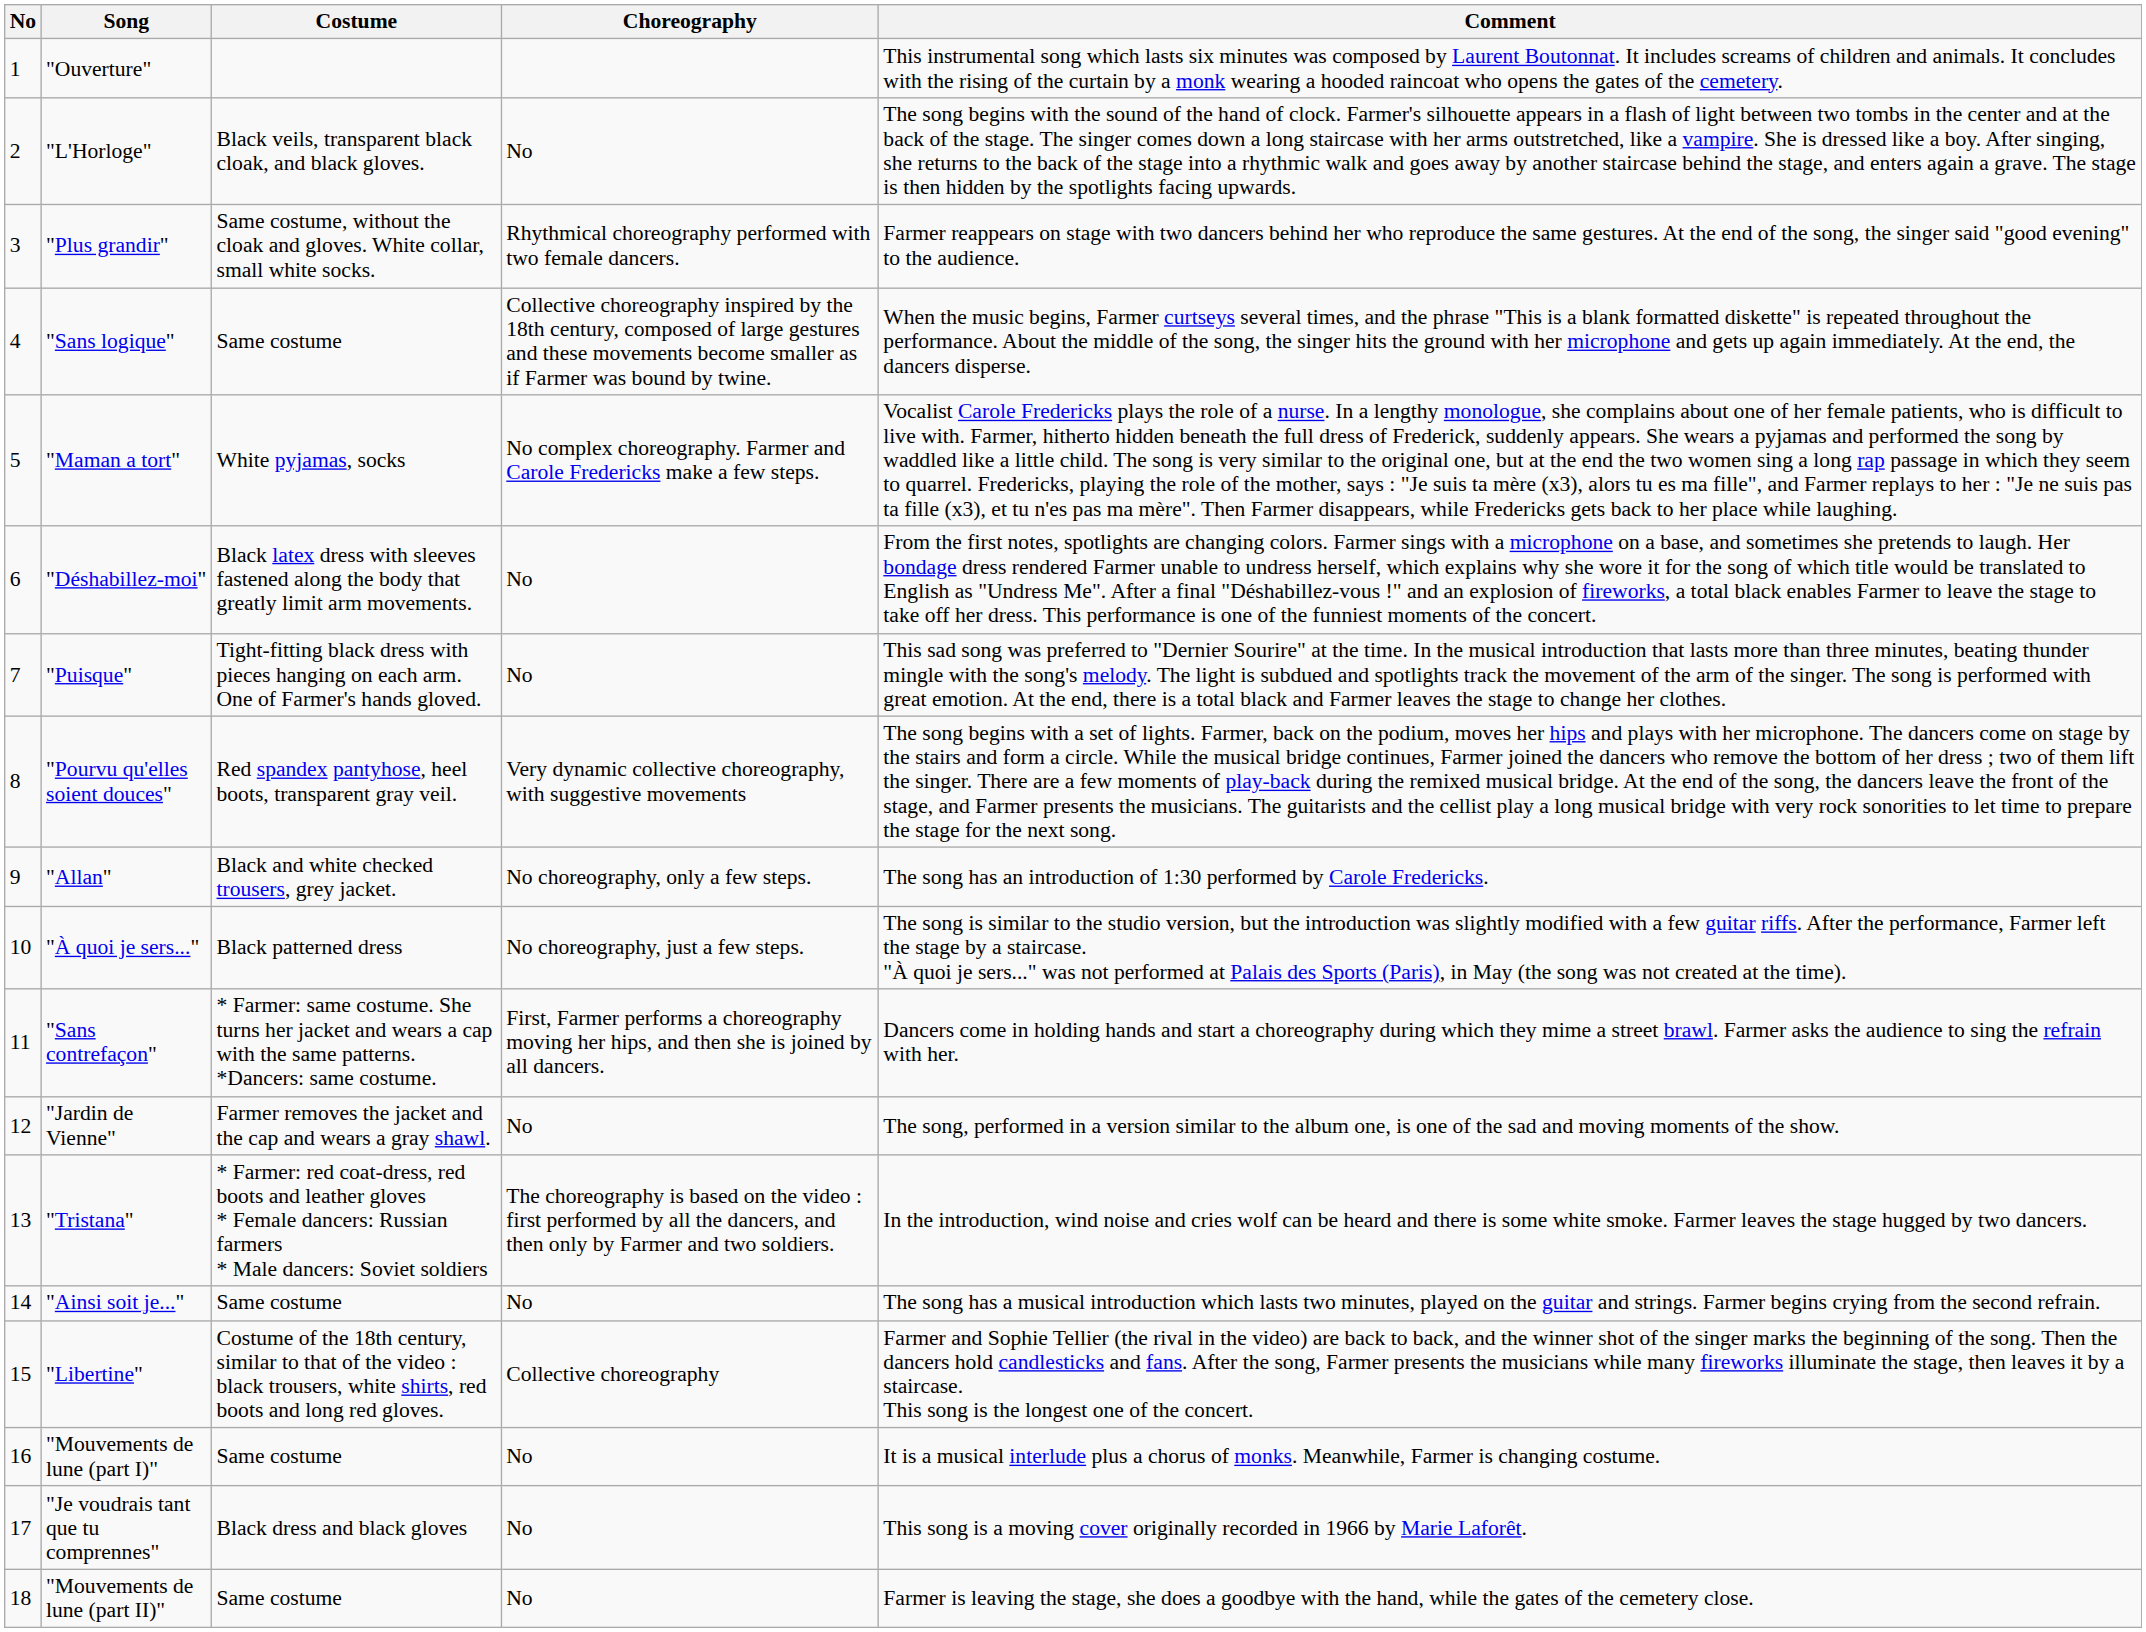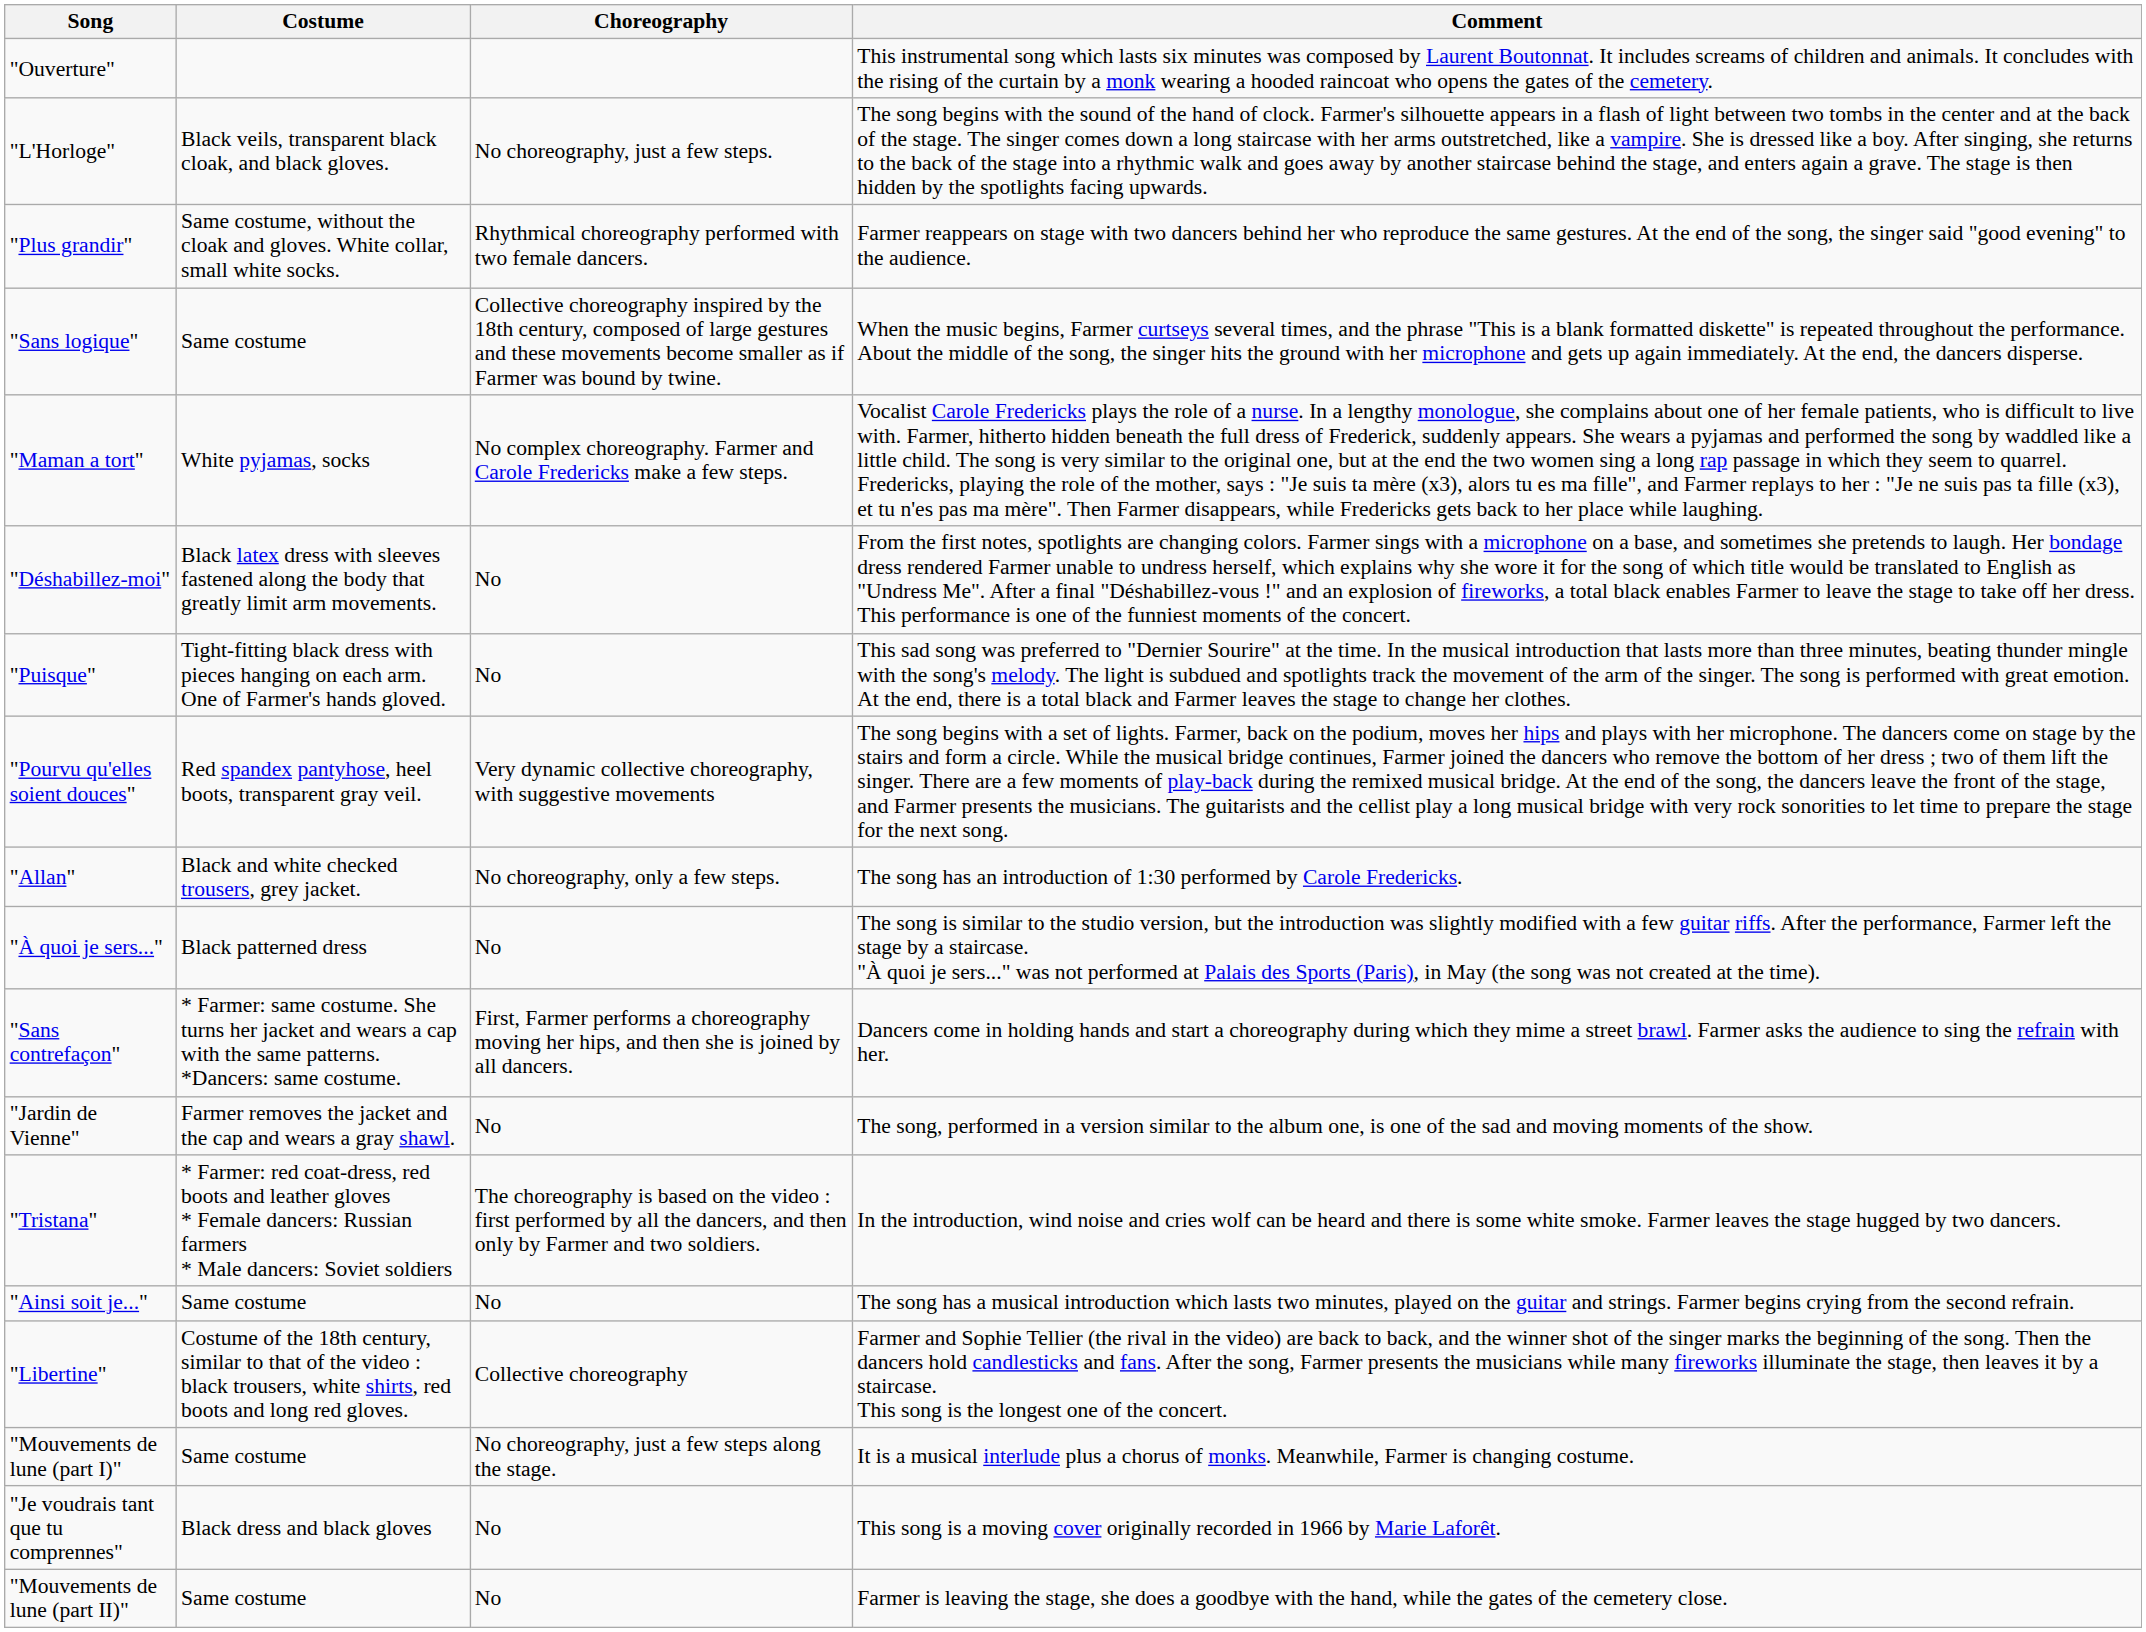- column: (23, 21)
(519, 150) No -> (624, 150) No choreography, just a few steps.
(655, 947) No choreography, just a few steps. -> (488, 947) No
(519, 1456) No -> (648, 1456) No choreography, just a few steps along the stage.
